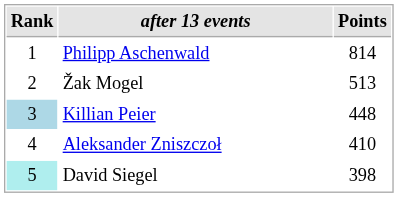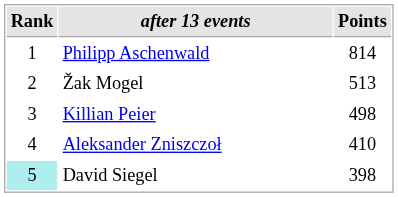(32, 114) lightblue background -> (32, 114) no background
(362, 114) 448 -> (362, 114) 498
